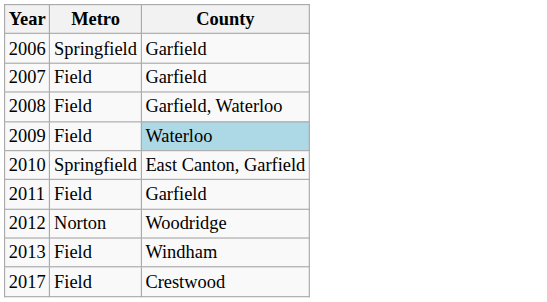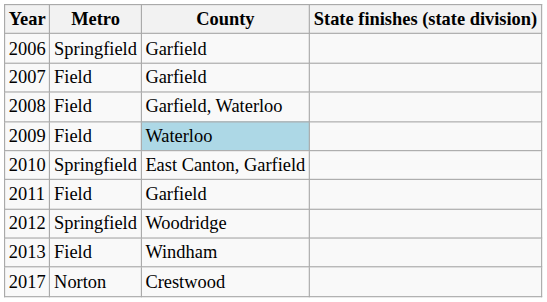+ column: (425, 19)
(80, 223) Norton -> (95, 223) Springfield
(73, 281) Field -> (80, 281) Norton
